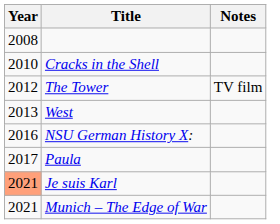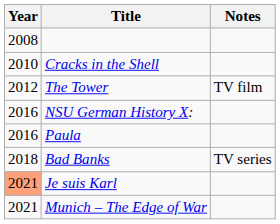- row: (59, 111)
(23, 159) 2017 -> (23, 135) 2016
+ row: (77, 159)
